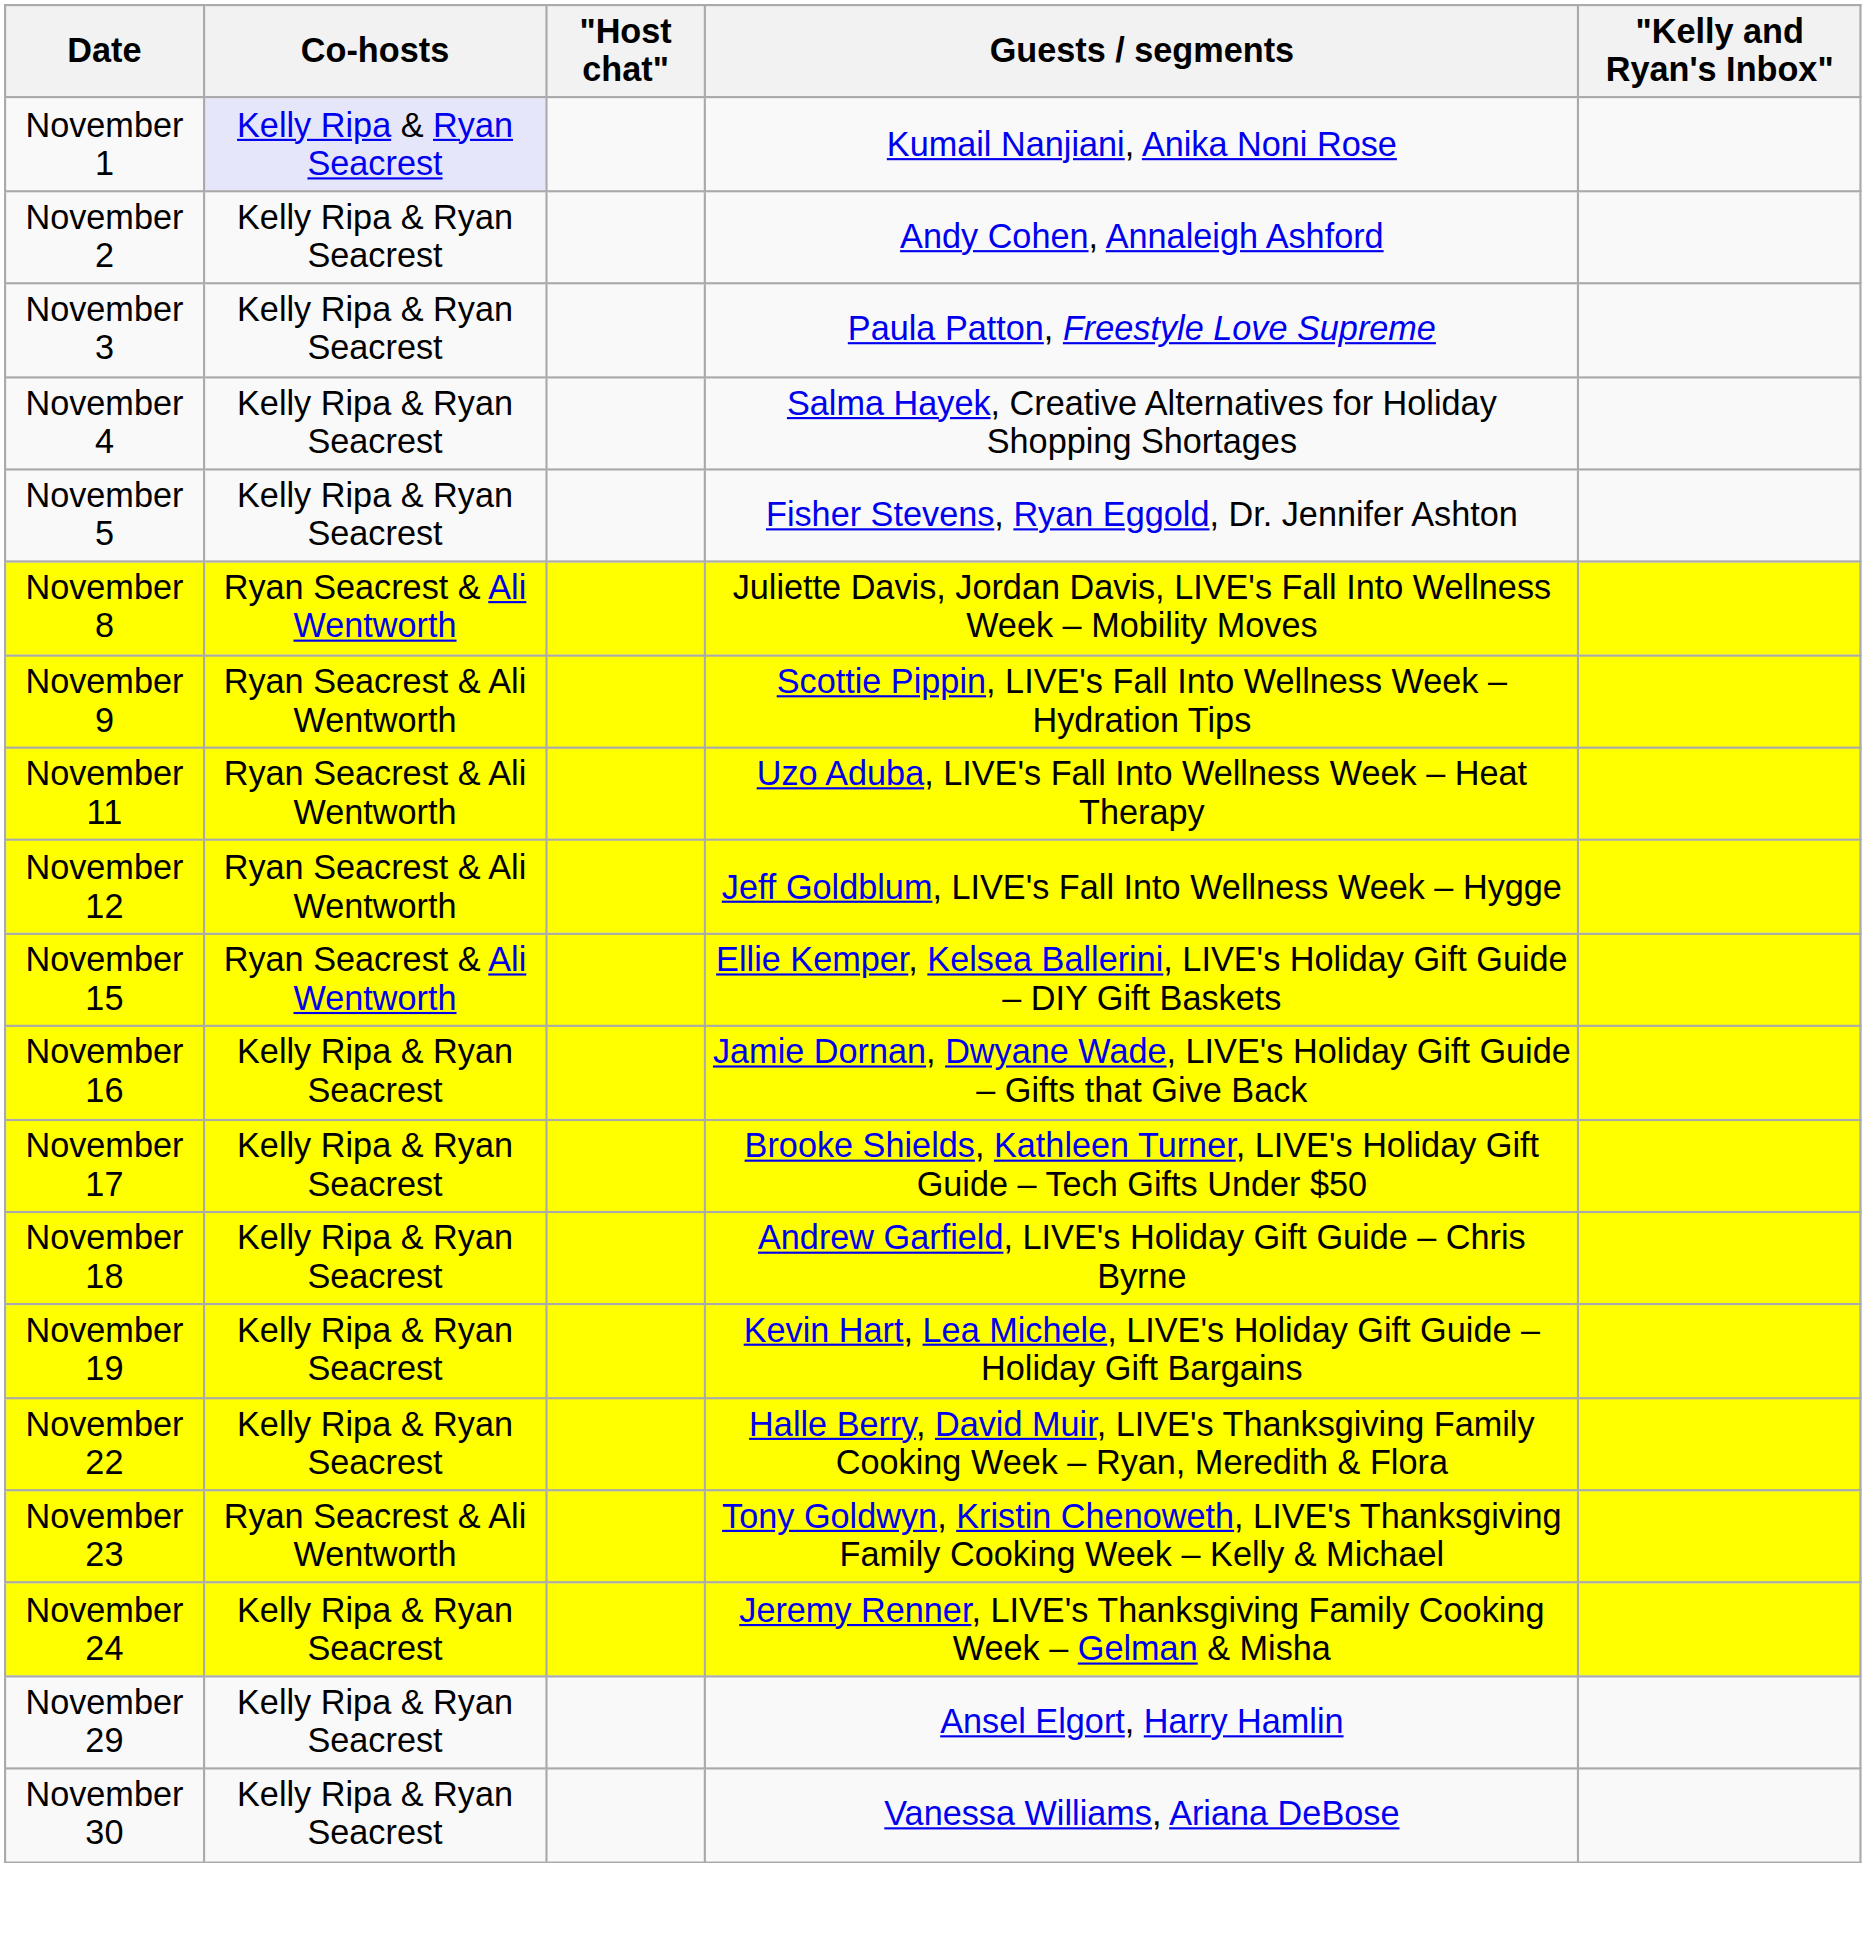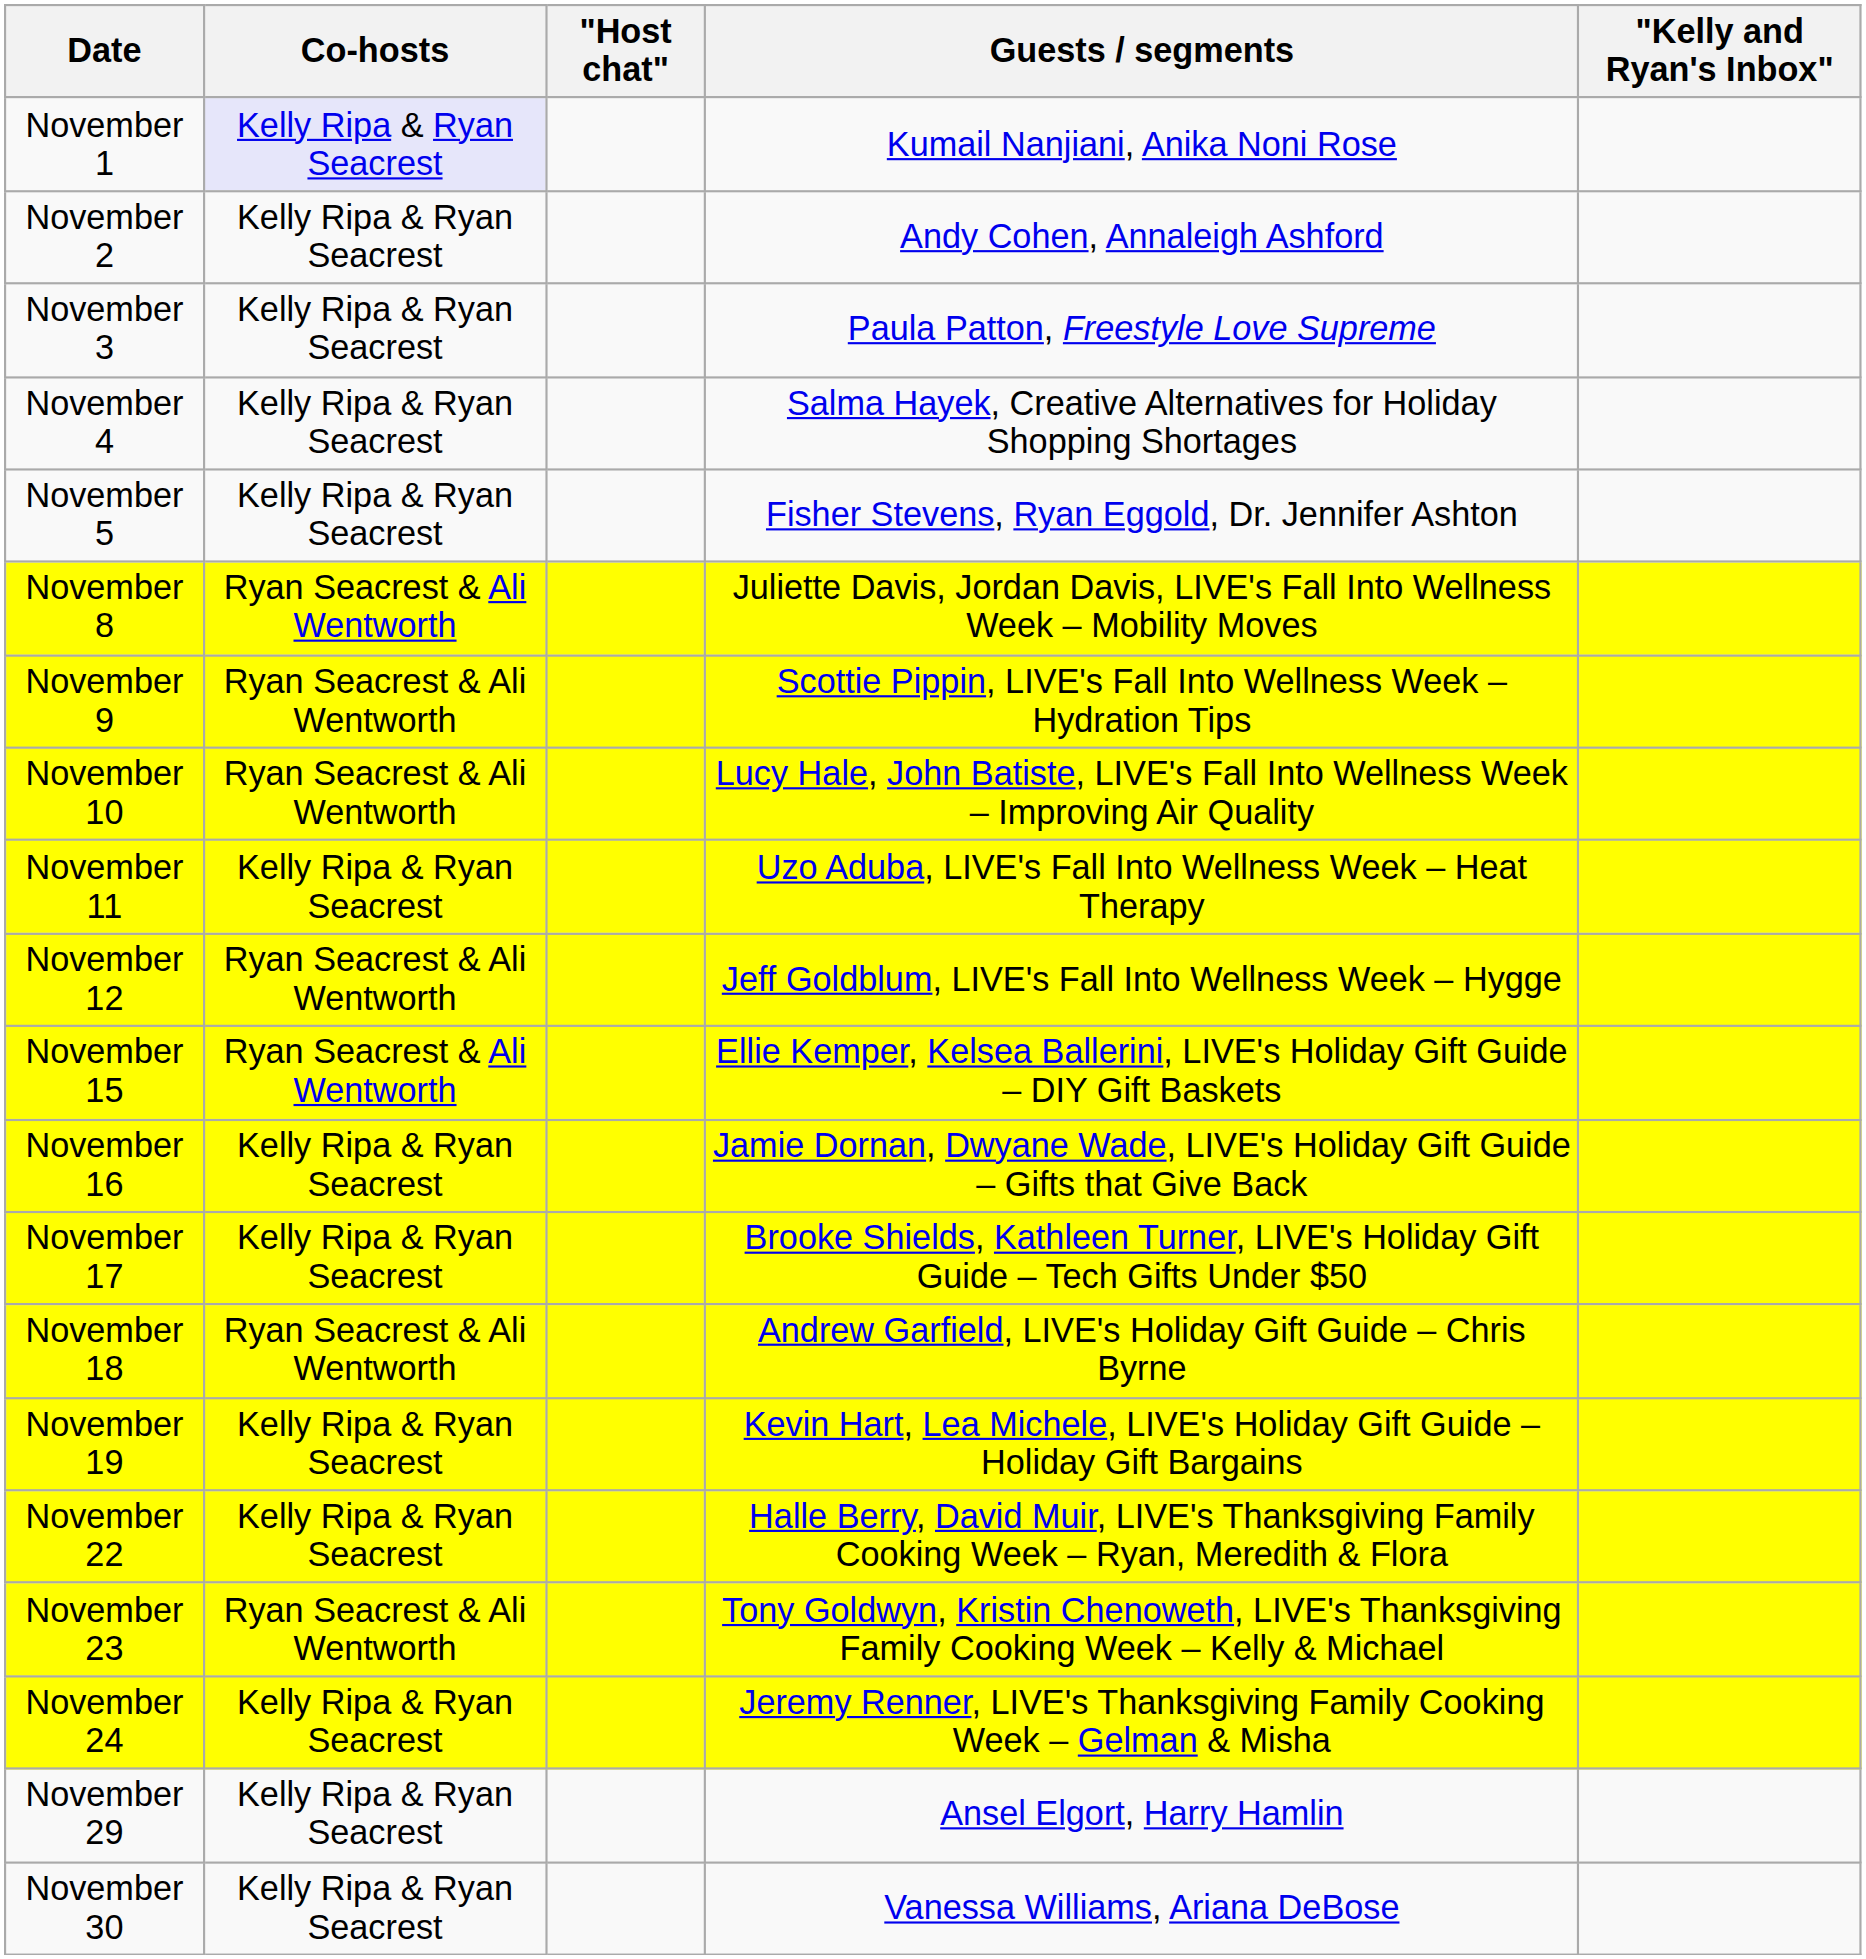+ row: (104, 793)
(375, 793) Ryan Seacrest & Ali Wentworth -> (375, 886) Kelly Ripa & Ryan Seacrest
(375, 1257) Kelly Ripa & Ryan Seacrest -> (375, 1350) Ryan Seacrest & Ali Wentworth
